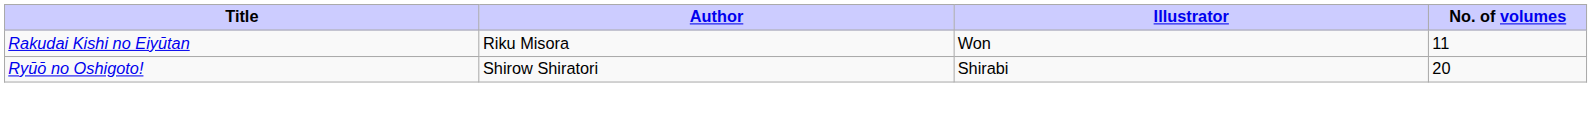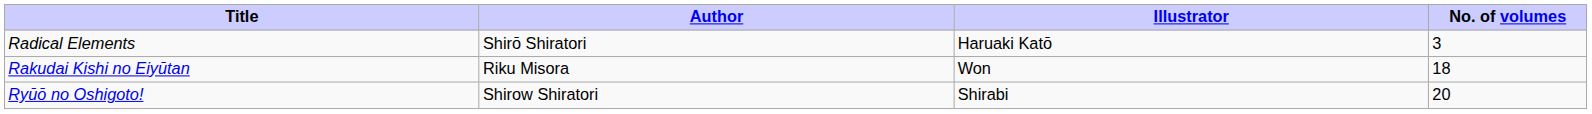+ row: (72, 43)
(1441, 43) 11 -> (1441, 69) 18
